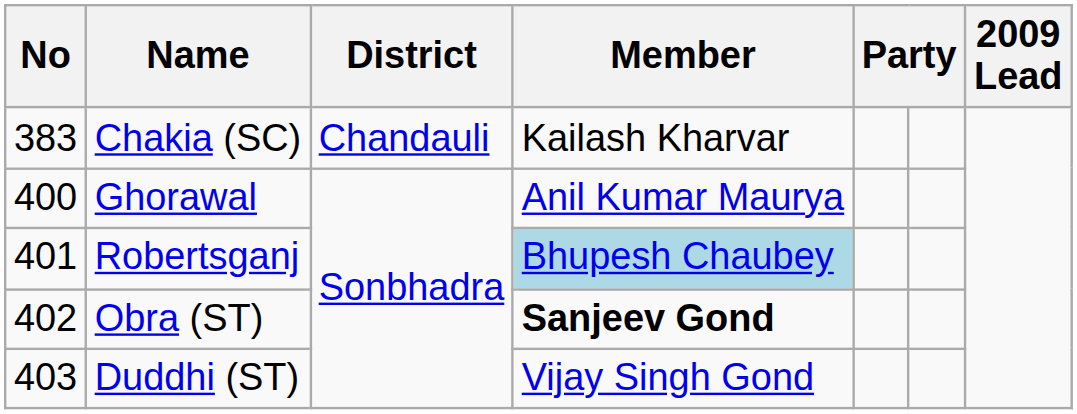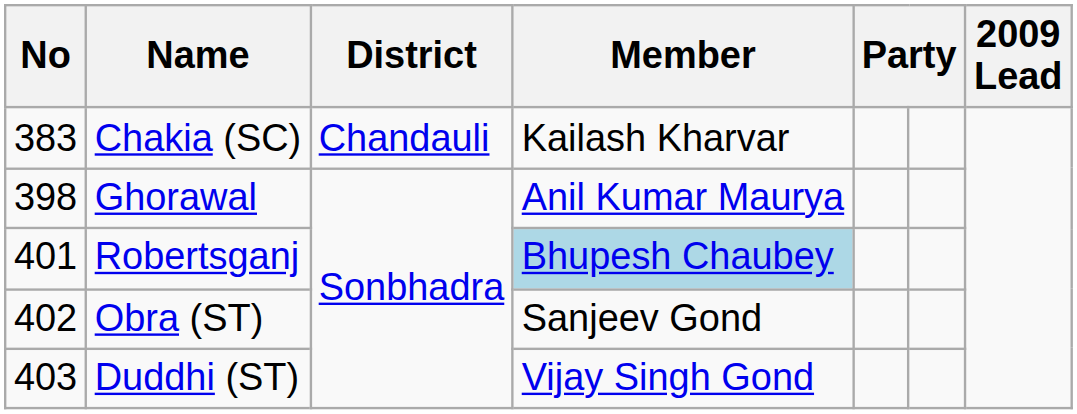(46, 197) 400 -> (46, 197) 398
(648, 317) bold -> (642, 317) normal
